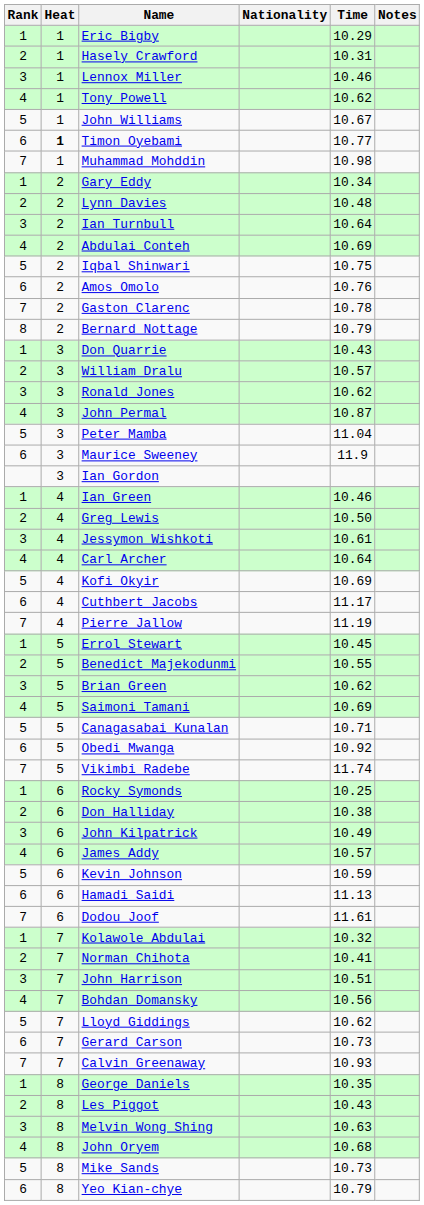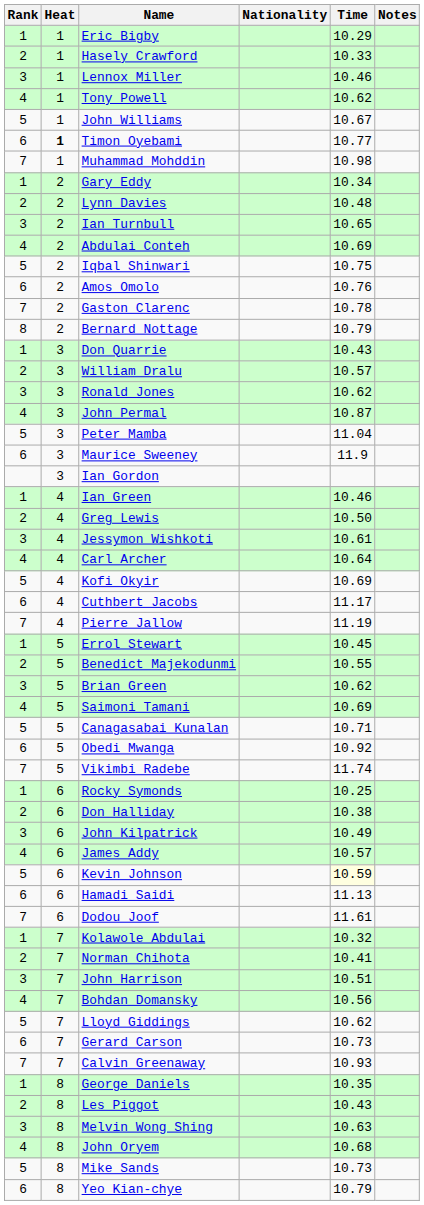(353, 57) 10.31 -> (353, 57) 10.33
(353, 225) 10.64 -> (353, 225) 10.65
(353, 875) no background -> (353, 875) lightyellow background
